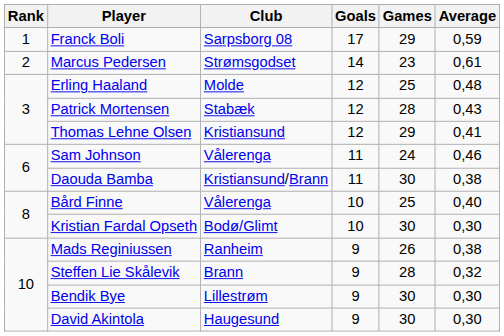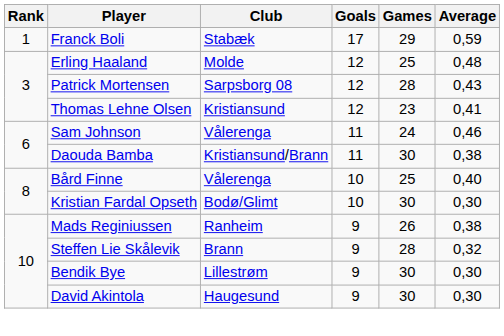(248, 39) Sarpsborg 08 -> (229, 39) Stabæk
- row: (108, 62)
(229, 109) Stabæk -> (248, 86) Sarpsborg 08
(407, 132) 29 -> (407, 109) 23
